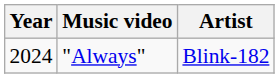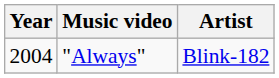(31, 55) 2024 -> (31, 55) 2004
